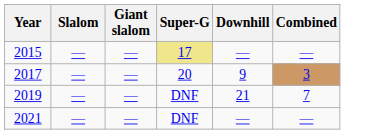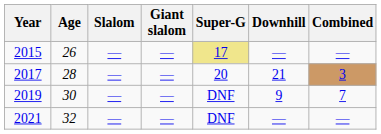+ column: (69, 23)
(243, 74) 9 -> (279, 74) 21
(243, 96) 21 -> (279, 96) 9
